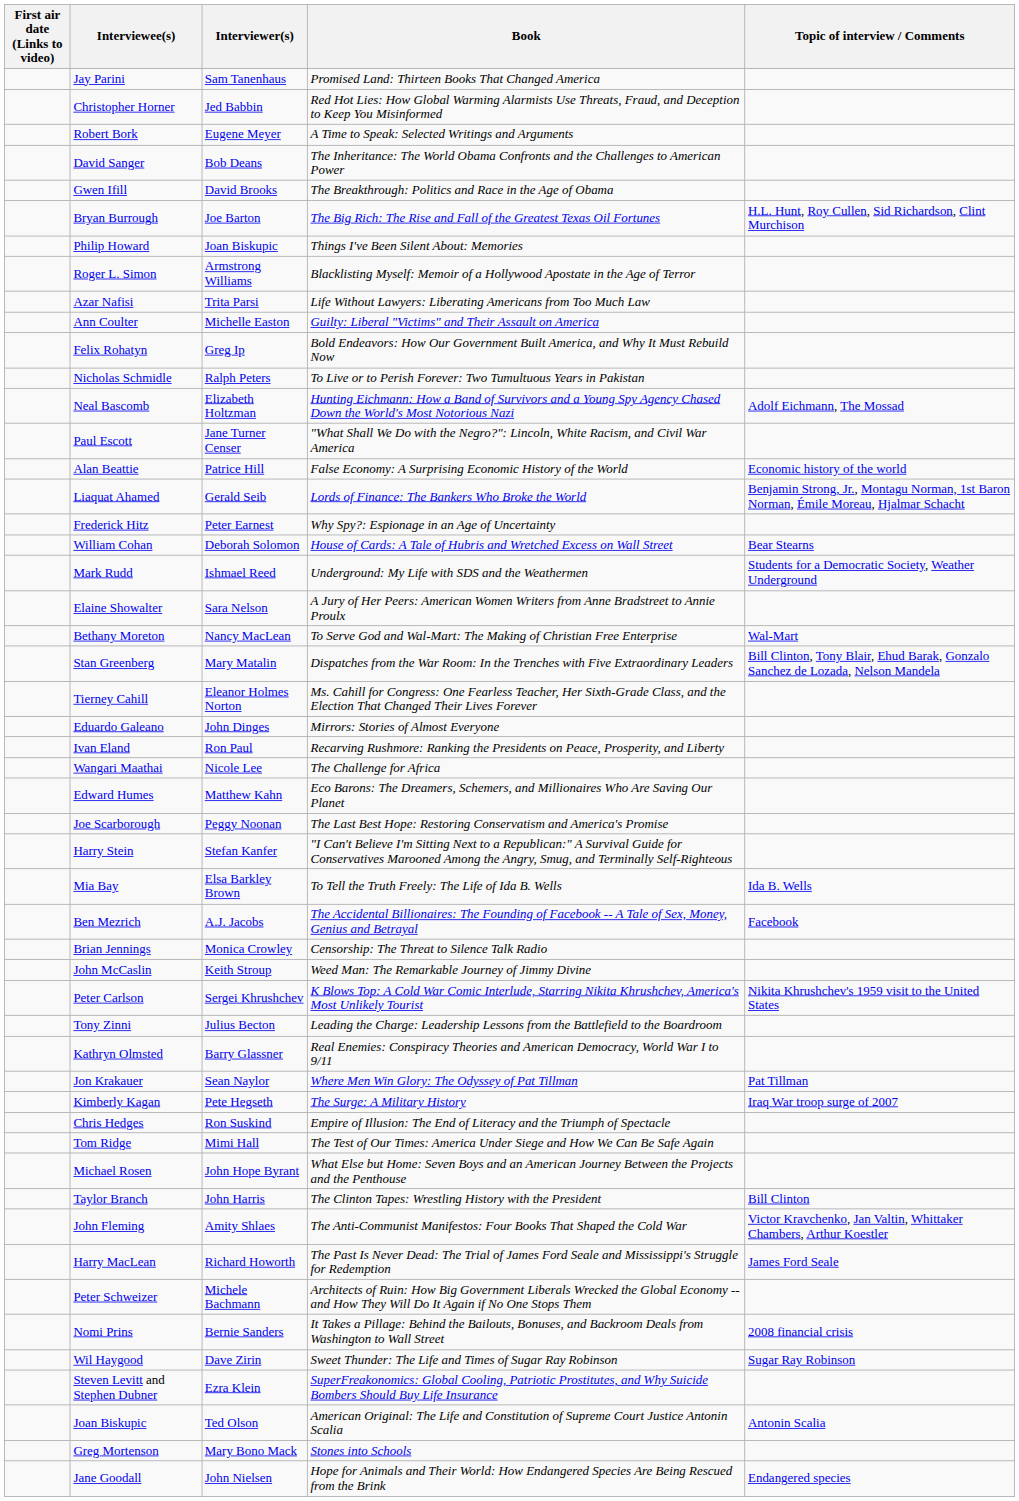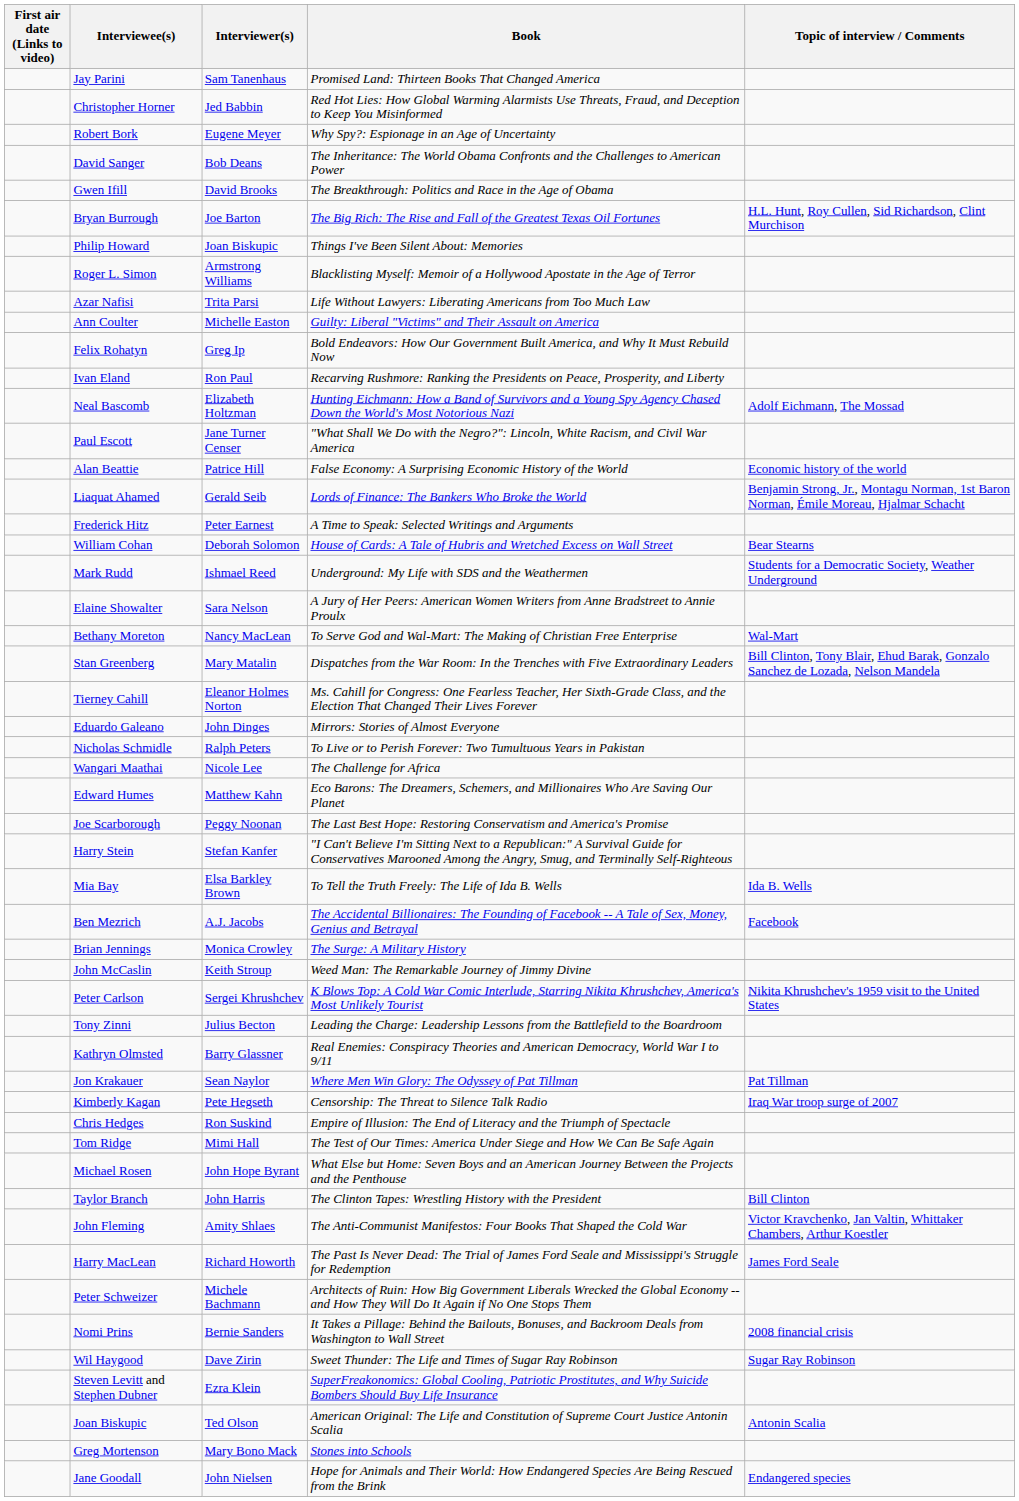(442, 134) A Time to Speak: Selected Writings and Arguments -> (433, 134) Why Spy?: Espionage in an Age of Uncertainty
rows swapped: (102, 747) <-> (123, 378)
(433, 524) Why Spy?: Espionage in an Age of Uncertainty -> (442, 524) A Time to Speak: Selected Writings and Arguments
(429, 949) Censorship: The Threat to Silence Talk Radio -> (388, 949) The Surge: A Military History
(388, 1101) The Surge: A Military History -> (429, 1101) Censorship: The Threat to Silence Talk Radio
